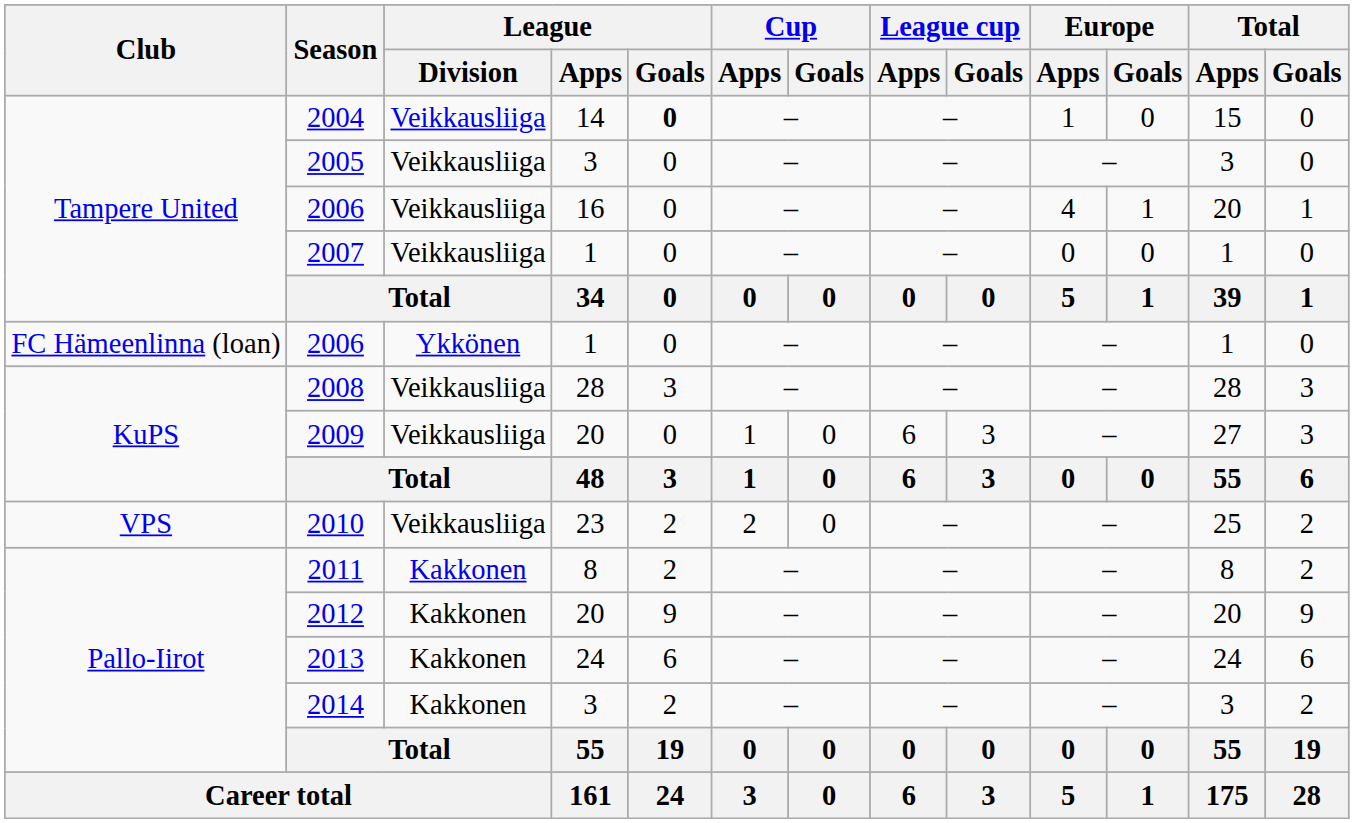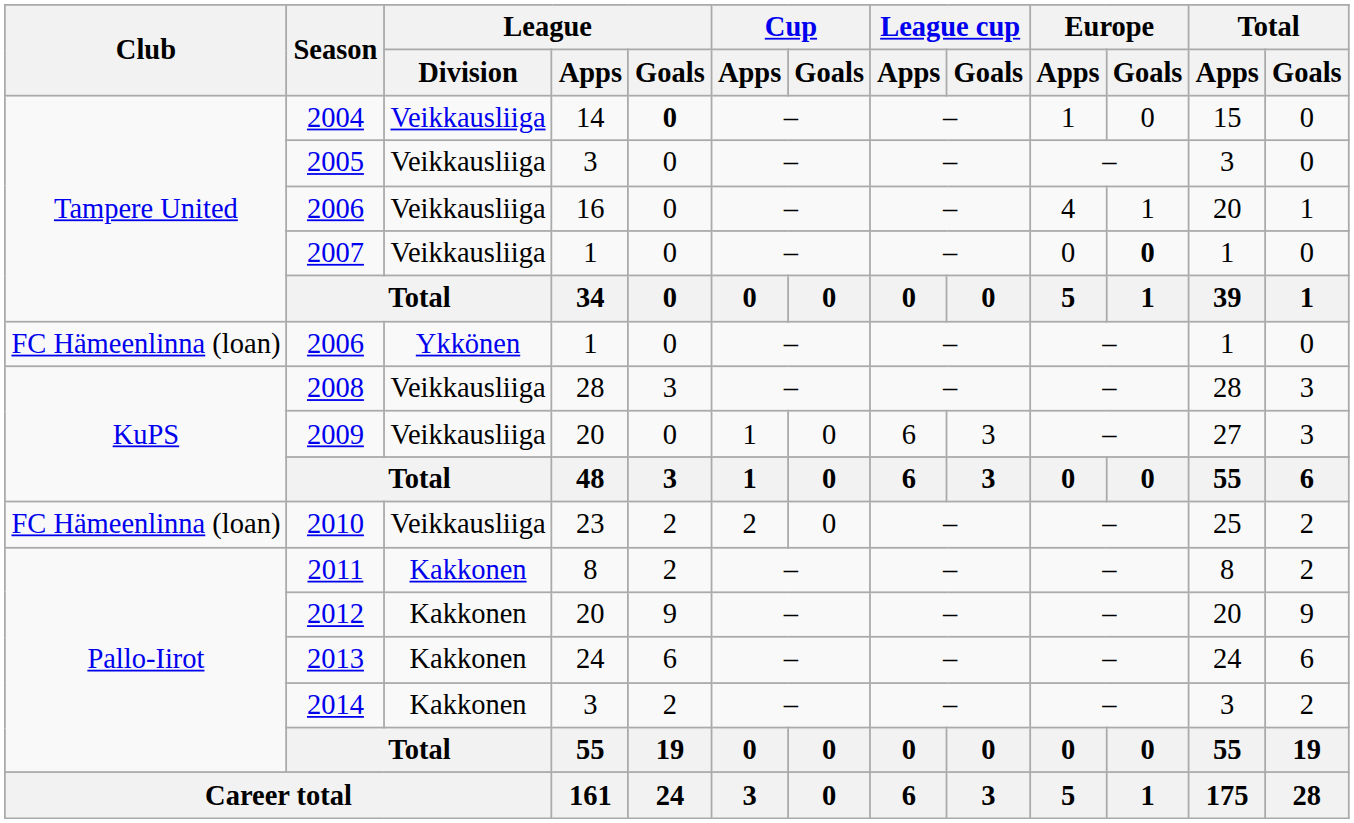(1148, 252) normal -> (1148, 252) bold
(146, 523) VPS -> (146, 523) FC Hämeenlinna (loan)
